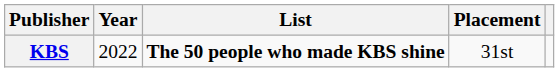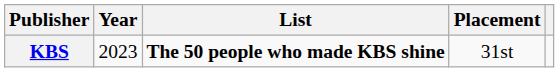(118, 50) 2022 -> (118, 50) 2023
